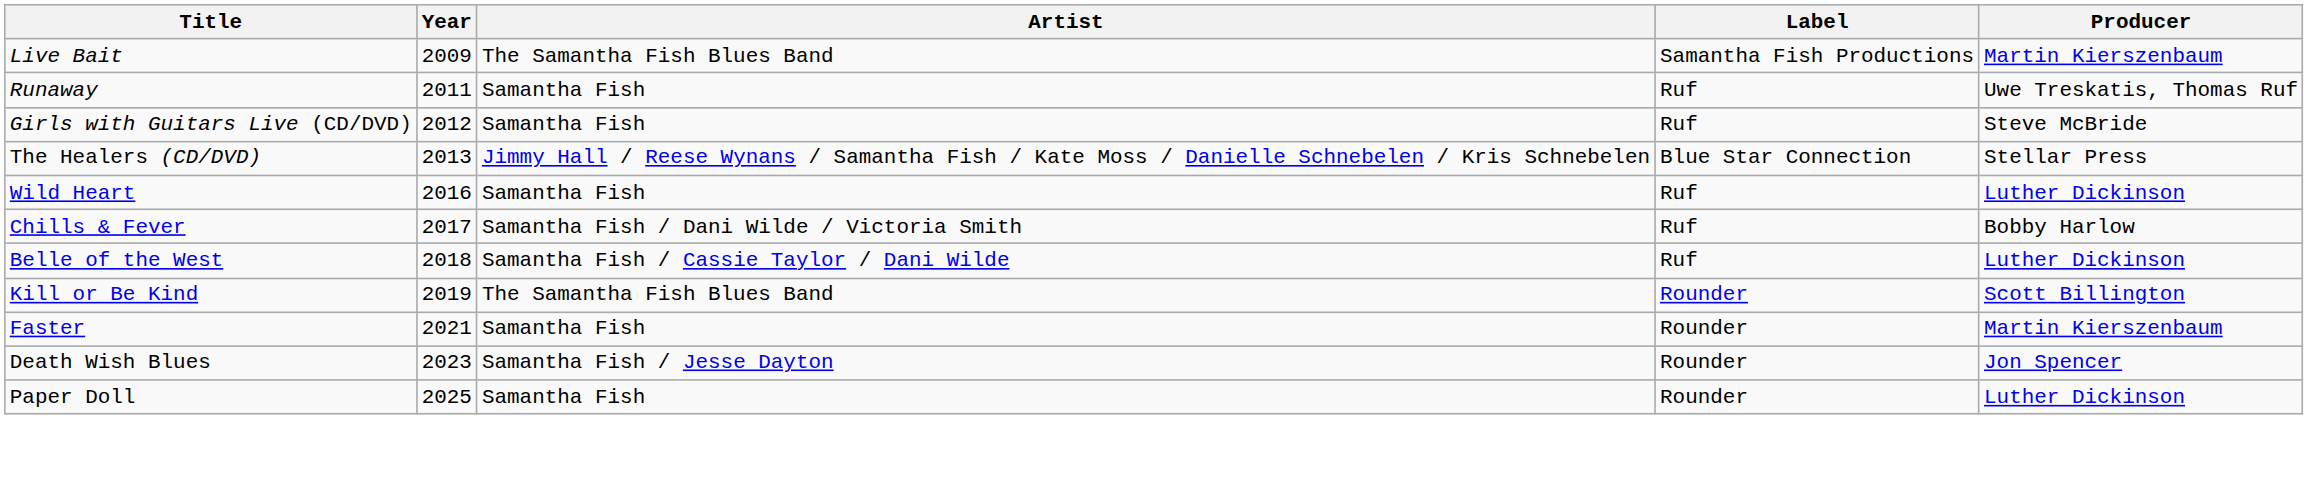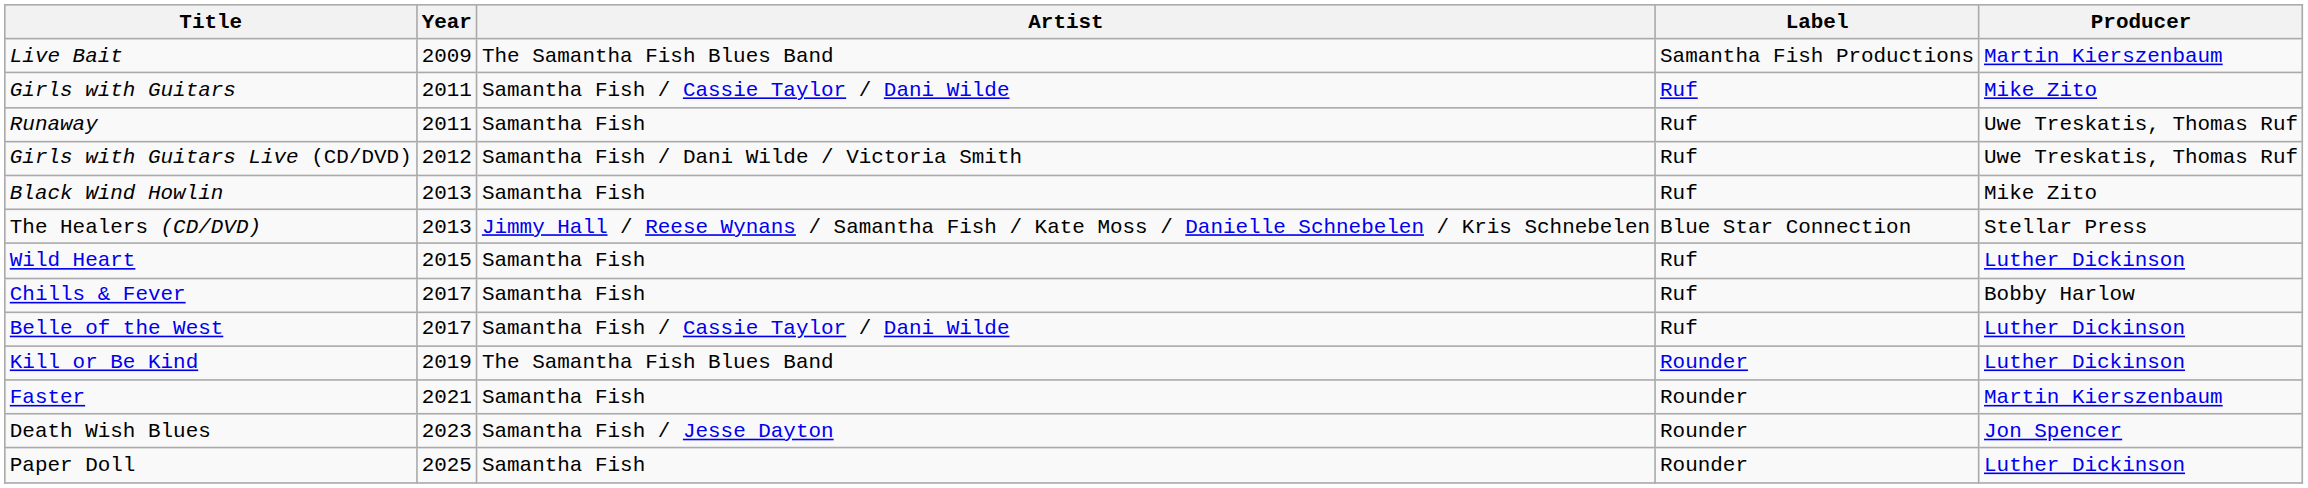+ row: (123, 90)
(564, 124) Samantha Fish -> (752, 158) Samantha Fish / Dani Wilde / Victoria Smith
(2066, 124) Steve McBride -> (2141, 158) Uwe Treskatis, Thomas Ruf
+ row: (117, 192)
(447, 192) 2016 -> (447, 261) 2015
(752, 227) Samantha Fish / Dani Wilde / Victoria Smith -> (564, 295) Samantha Fish
(447, 261) 2018 -> (447, 329) 2017
(2085, 295) Scott Billington -> (2085, 363) Luther Dickinson
